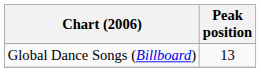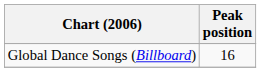(228, 55) 13 -> (228, 55) 16
